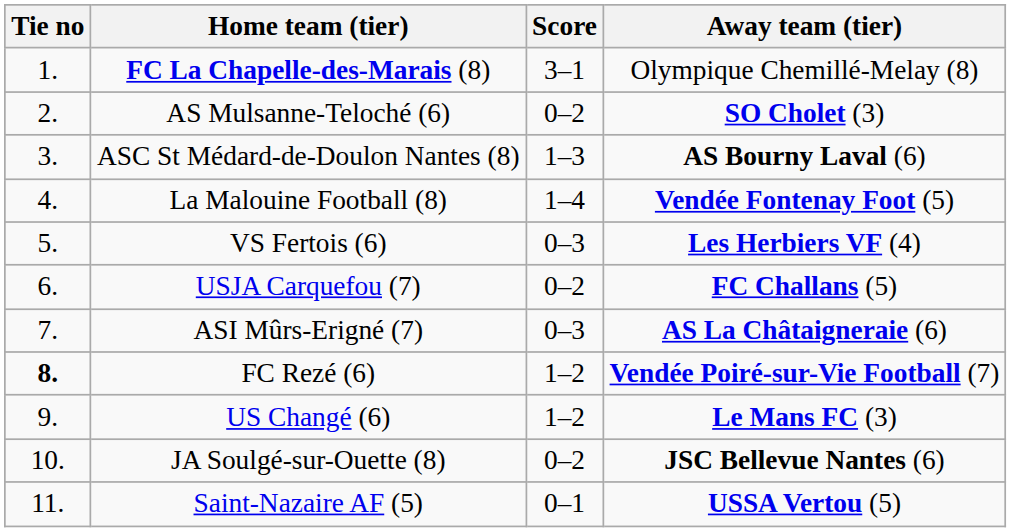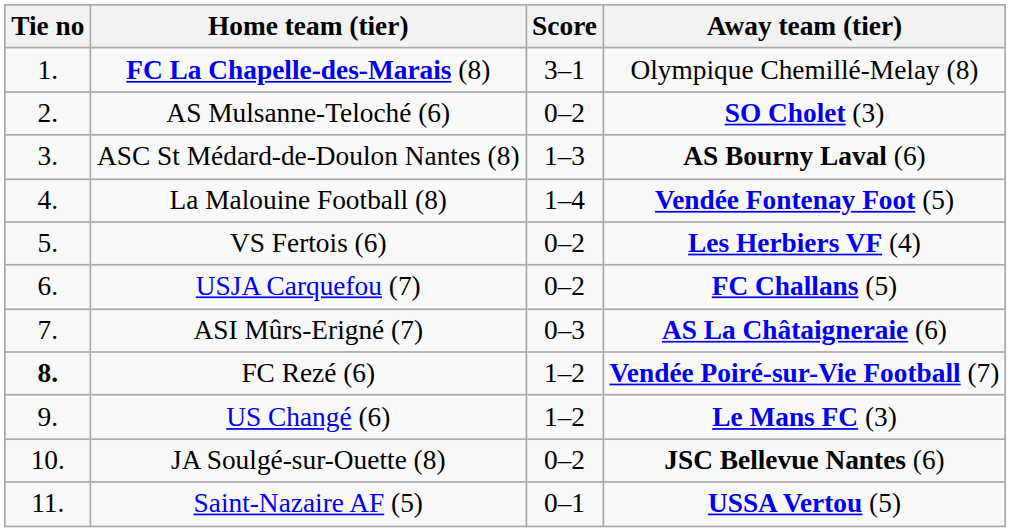(565, 243) 0–3 -> (565, 243) 0–2
